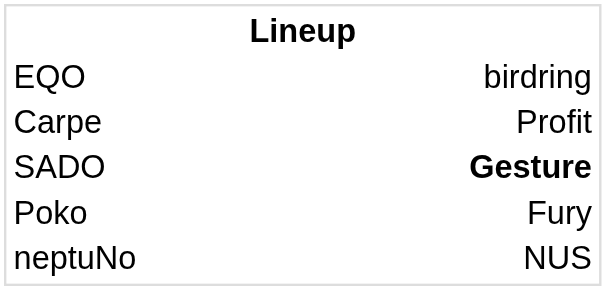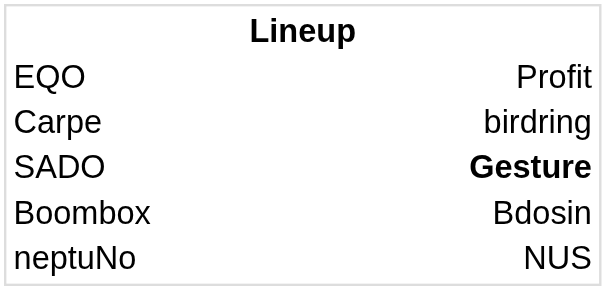(538, 77) birdring -> (554, 77) Profit
(554, 122) Profit -> (538, 122) birdring
- row: (51, 213)
+ row: (82, 213)
